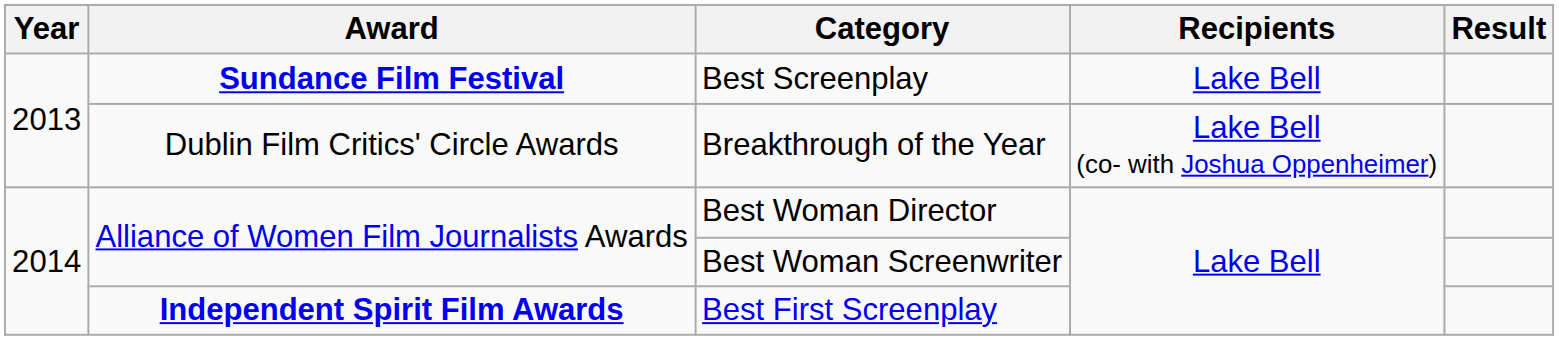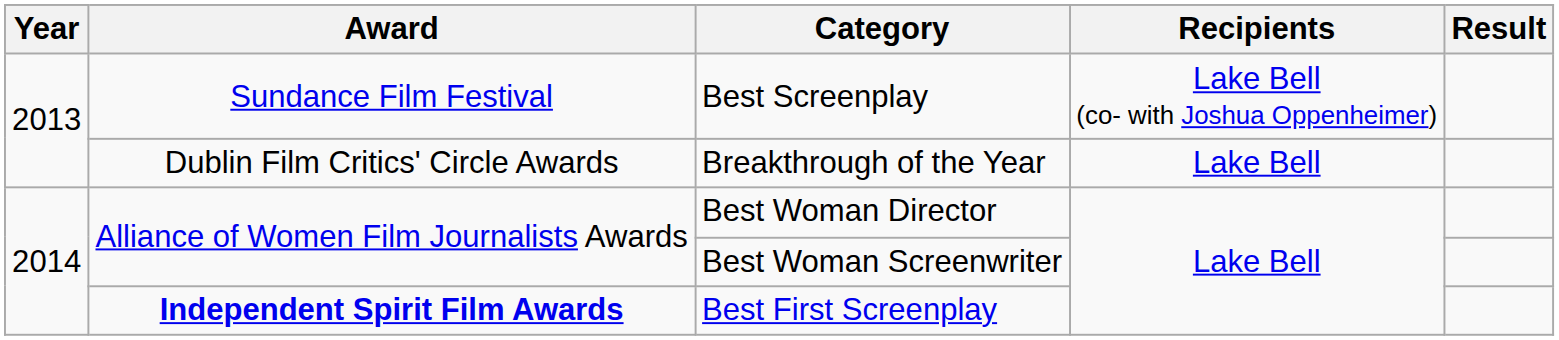(392, 78) bold -> (392, 95) normal
(1257, 78) Lake Bell -> (1257, 95) Lake Bell (co- with Joshua Oppenheimer)
(1257, 145) Lake Bell (co- with Joshua Oppenheimer) -> (1257, 162) Lake Bell
